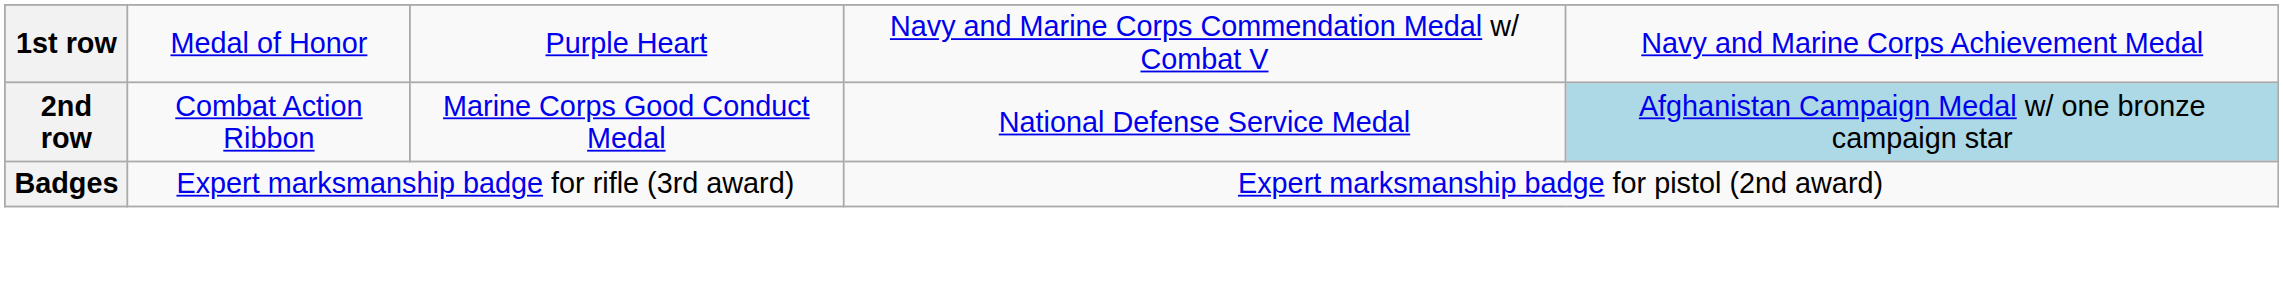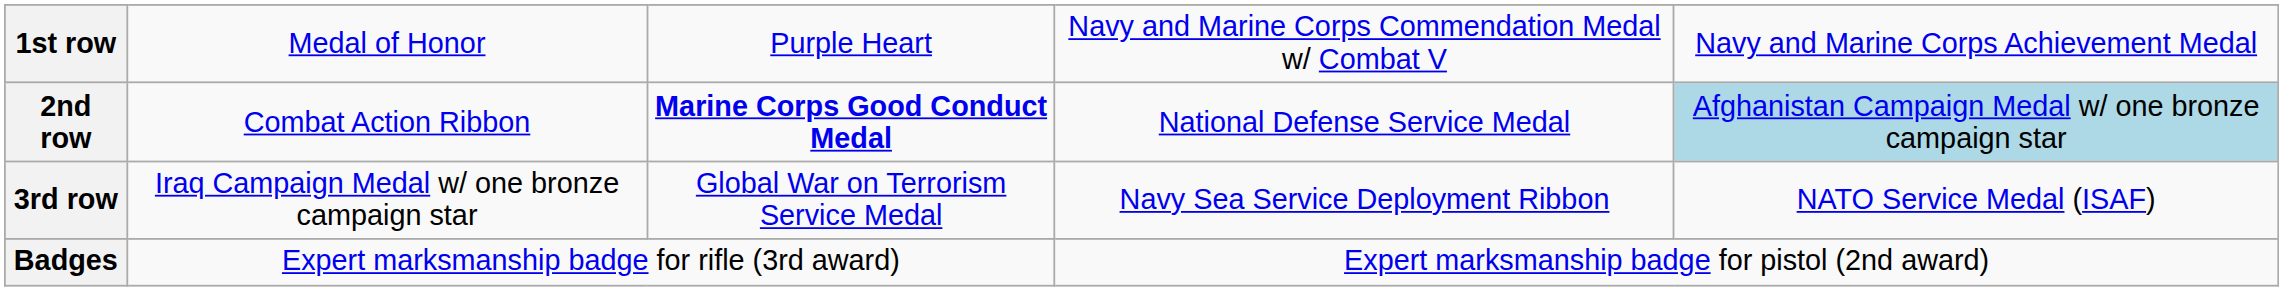(626, 121) normal -> (851, 121) bold
+ row: (66, 199)
